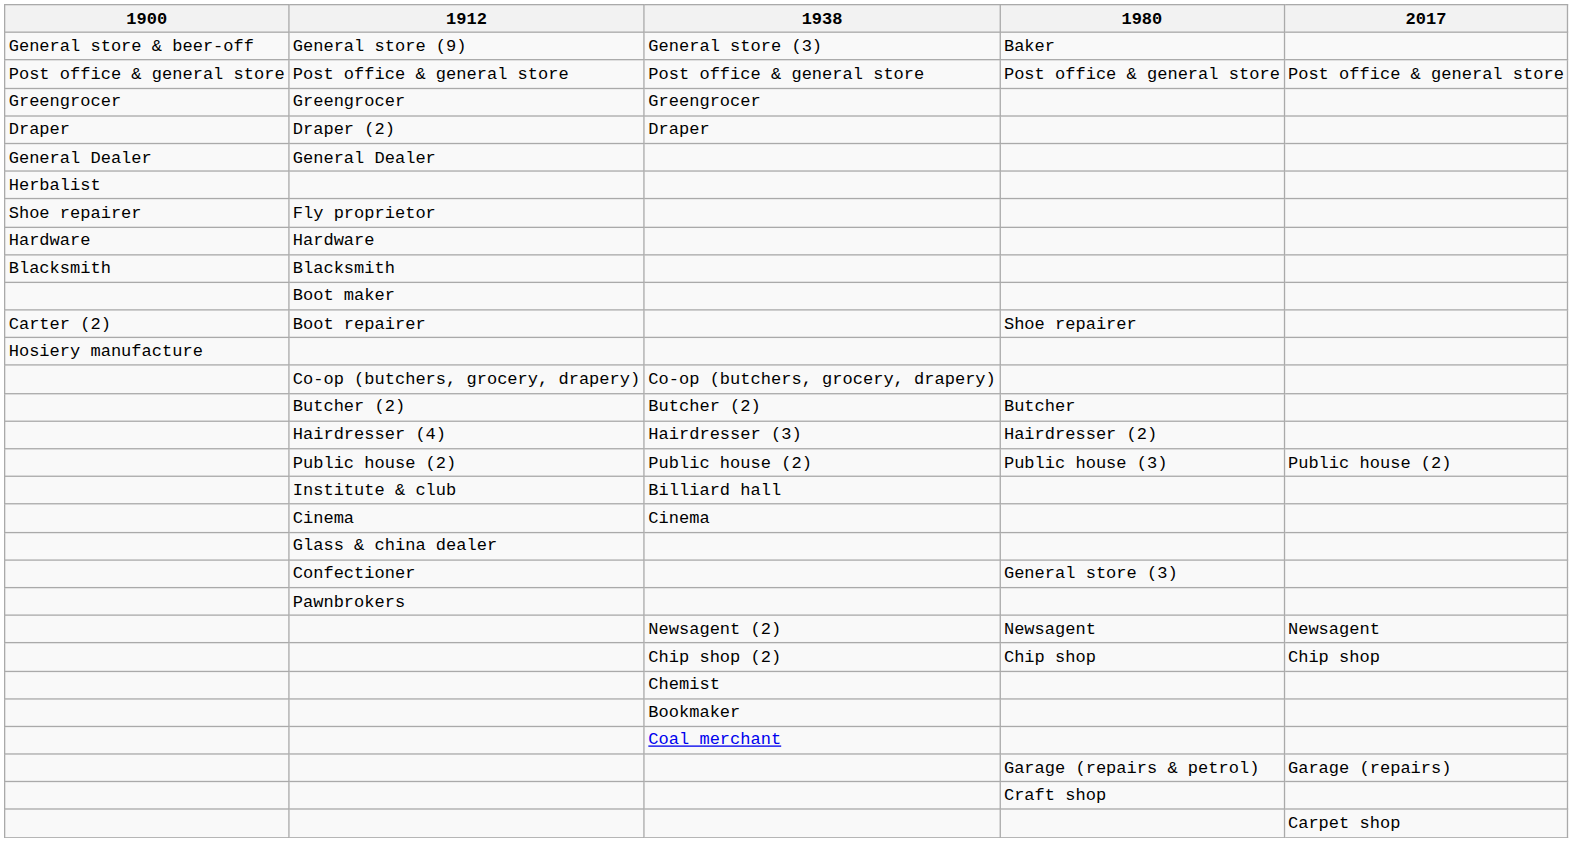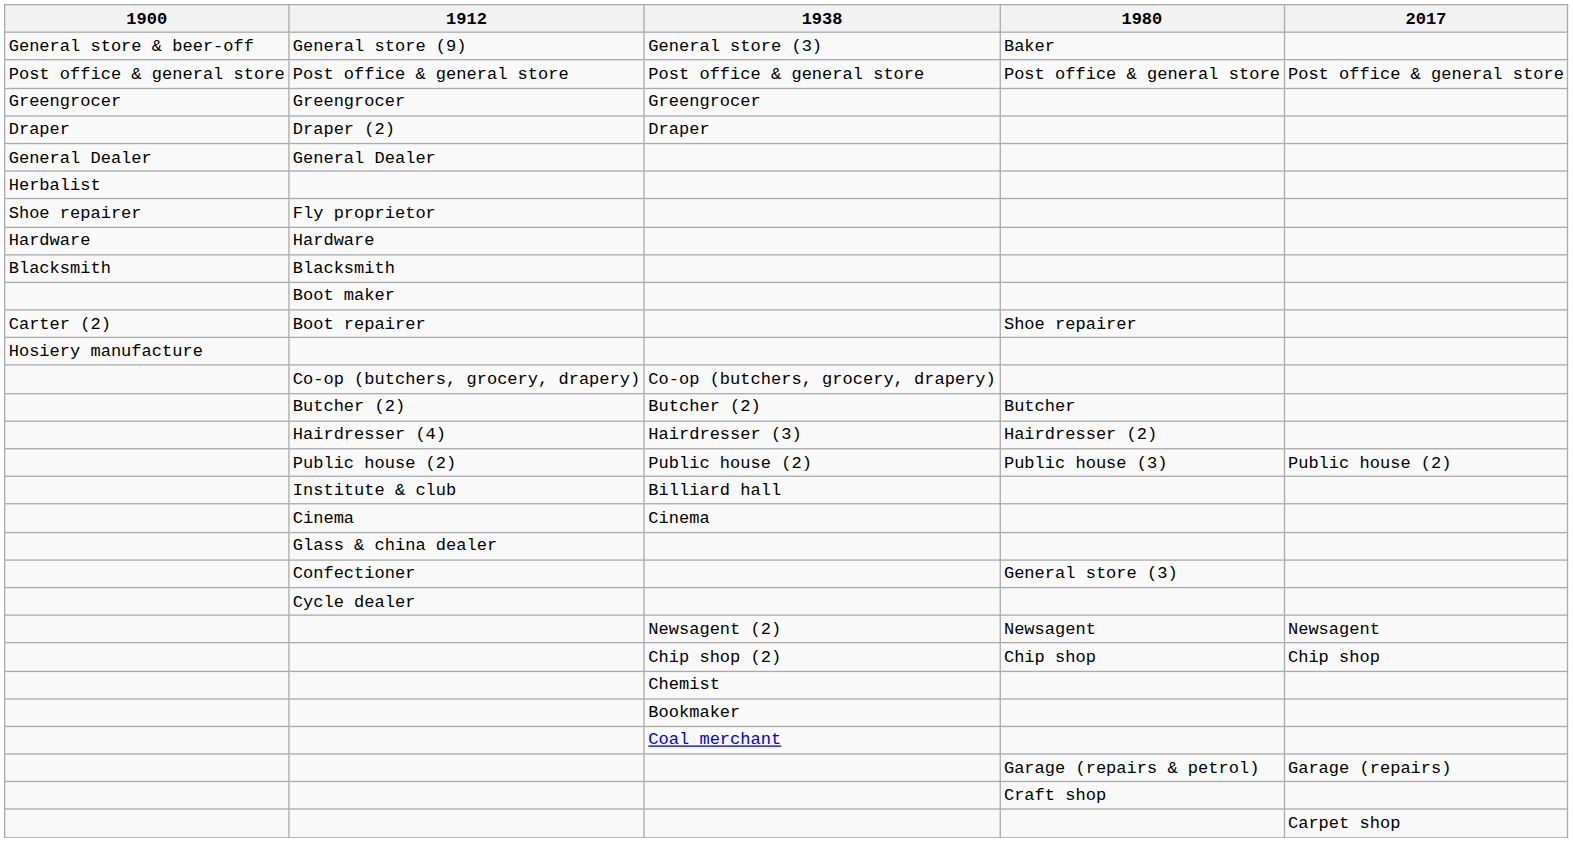+ row: (354, 601)
- row: (349, 601)
